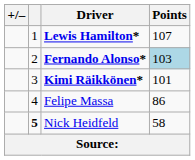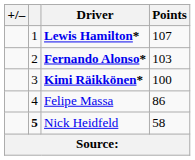(162, 57) lightblue background -> (162, 57) no background
(162, 79) 101 -> (162, 79) 100
